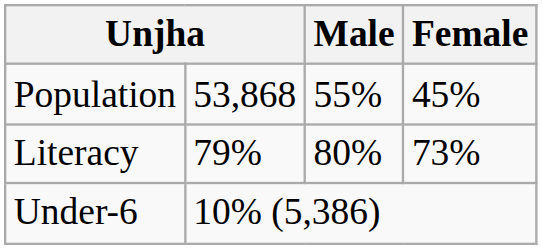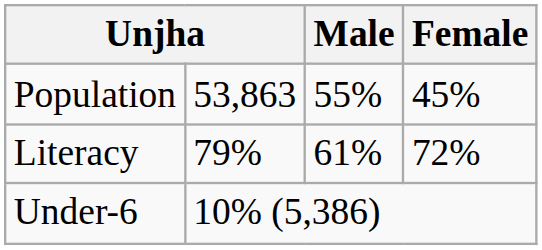(245, 93) 53,868 -> (245, 93) 53,863
(348, 152) 80% -> (348, 152) 61%
(446, 152) 73% -> (446, 152) 72%
